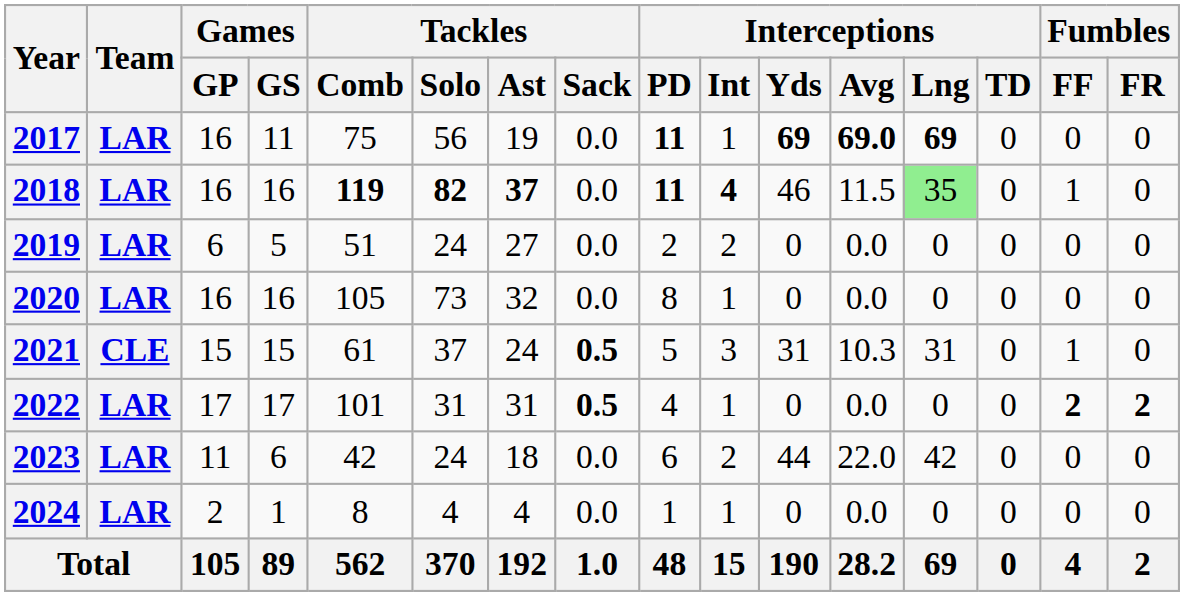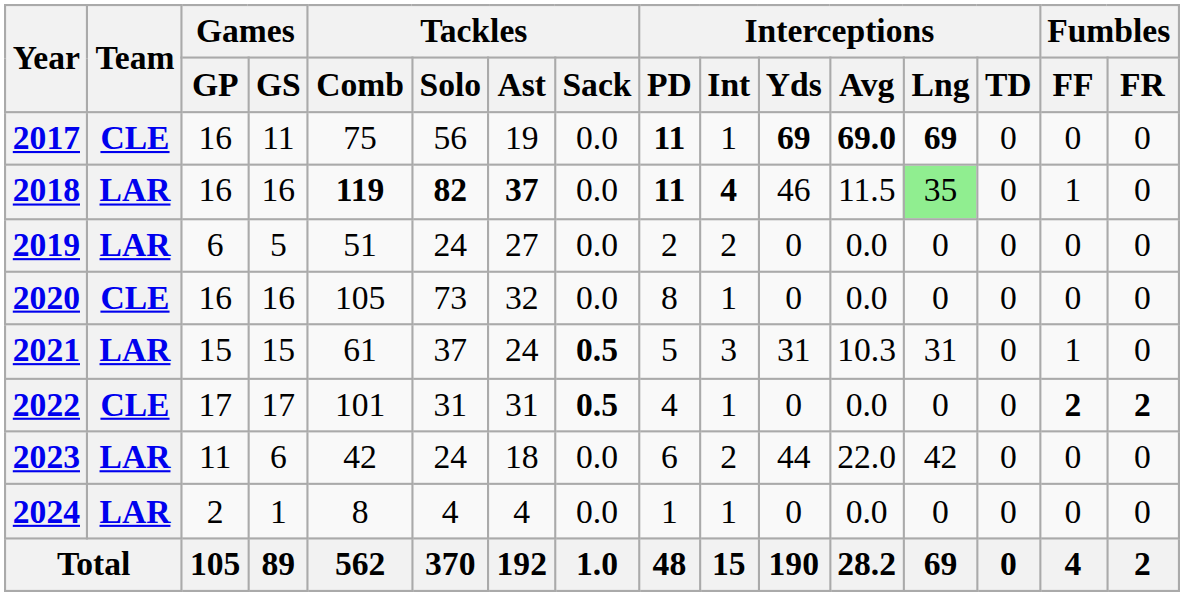(135, 137) LAR -> (135, 137) CLE
(135, 297) LAR -> (135, 297) CLE
(135, 350) CLE -> (135, 350) LAR
(135, 404) LAR -> (135, 404) CLE
